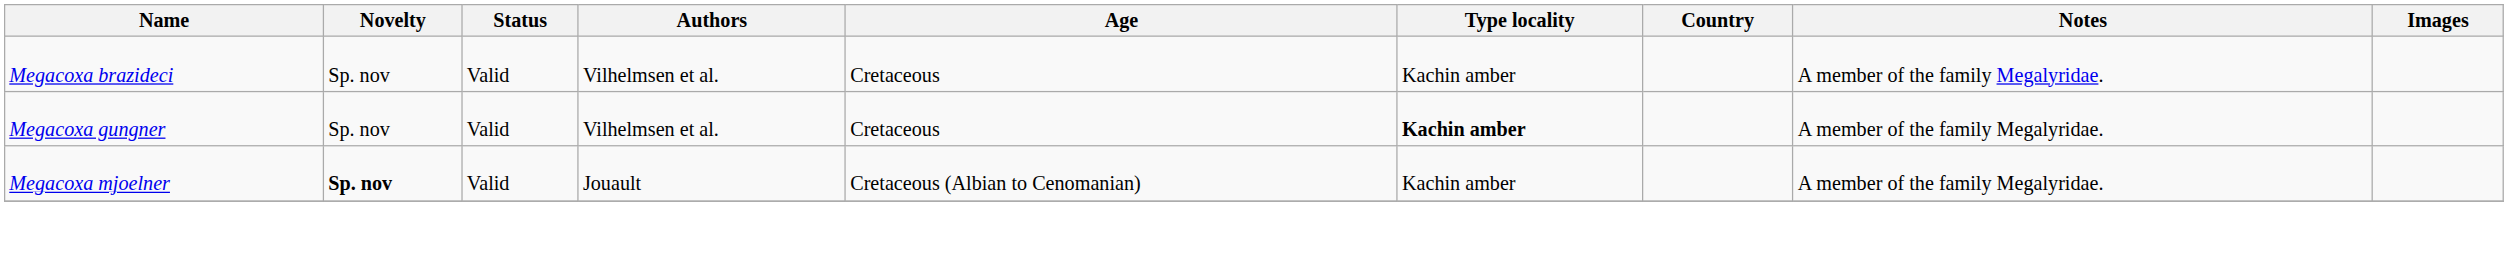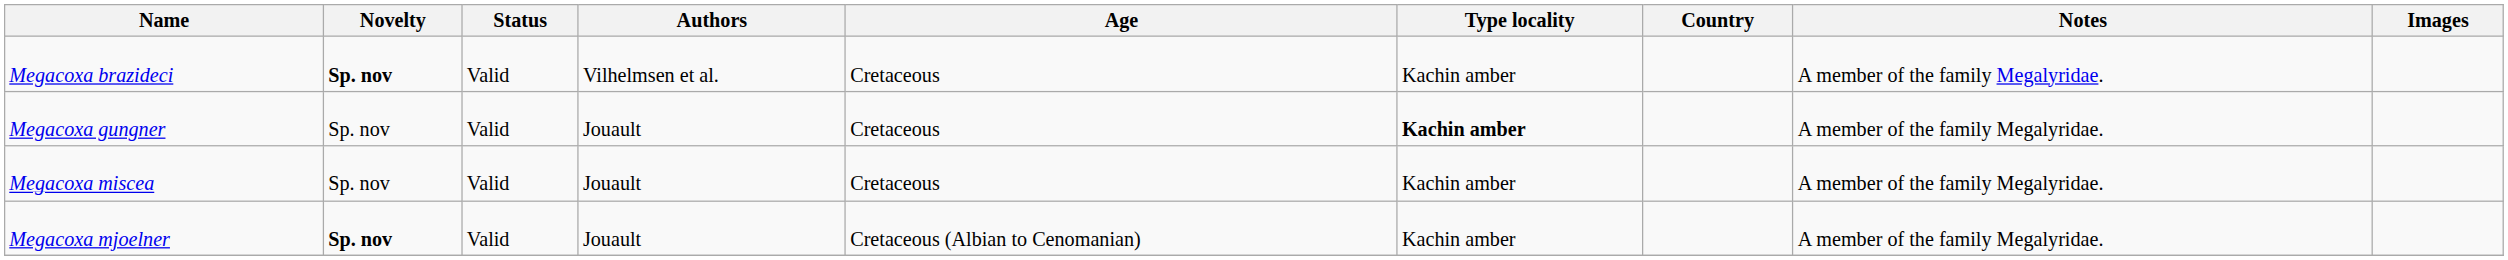(359, 75) normal -> (360, 75) bold
(651, 129) Vilhelmsen et al. -> (612, 129) Jouault
+ row: (82, 184)
